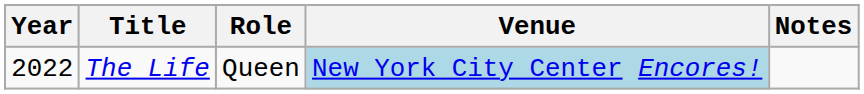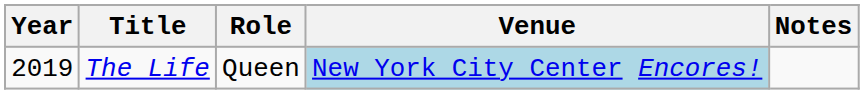(42, 68) 2022 -> (42, 68) 2019
